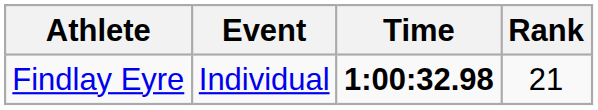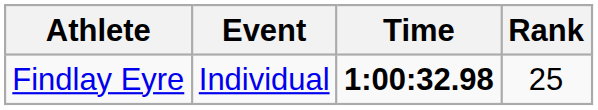(546, 79) 21 -> (546, 79) 25
